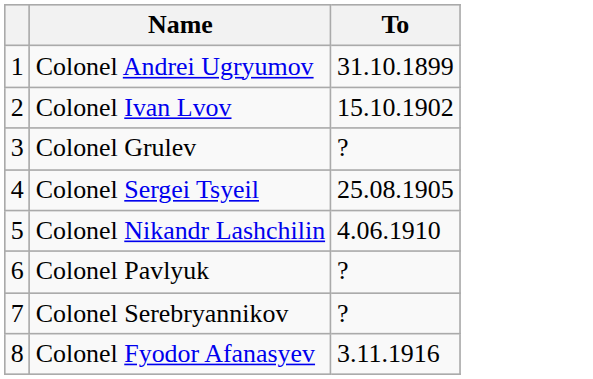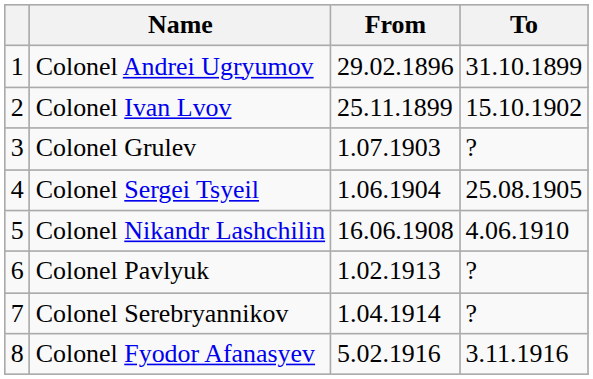+ column: (395, 25)
